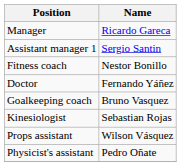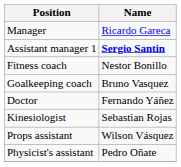(131, 48) normal -> (133, 48) bold
rows swapped: (49, 100) <-> (22, 83)
